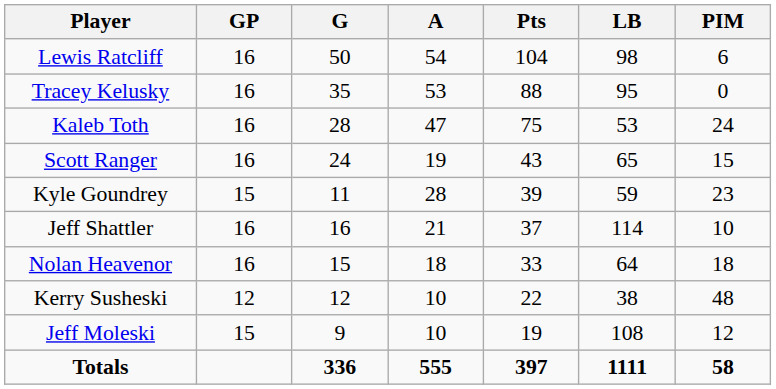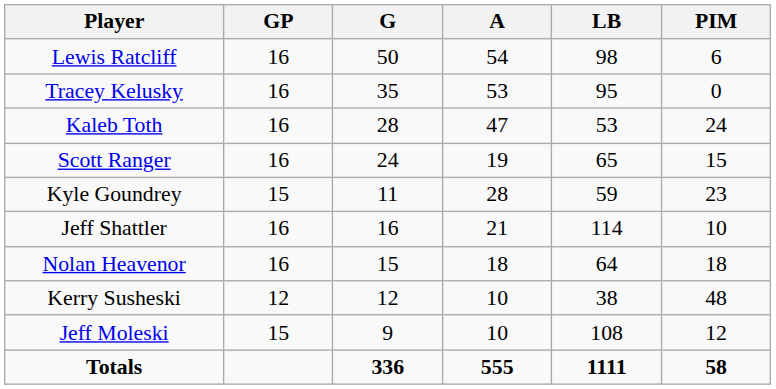- column: (531, 21)
